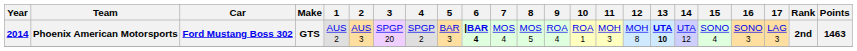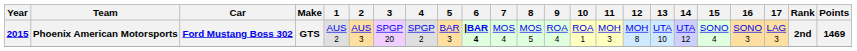(18, 33) 2014 -> (18, 33) 2015
(663, 33) bold -> (662, 33) normal
(835, 33) 1463 -> (834, 33) 1469
